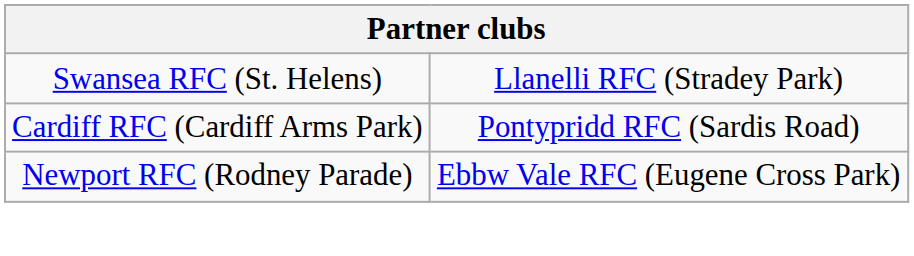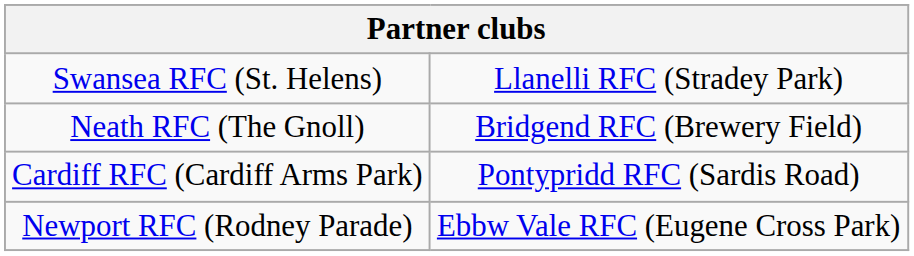+ row: (217, 126)
